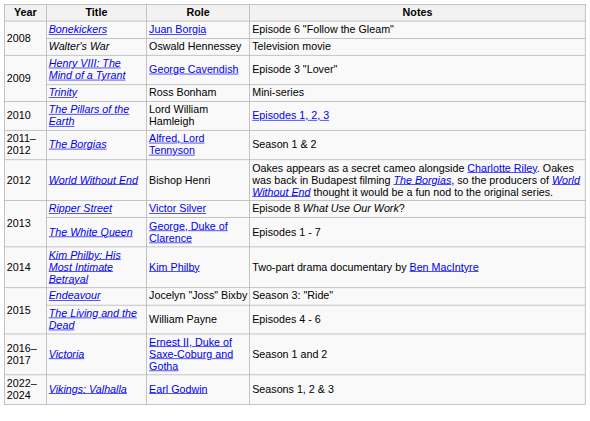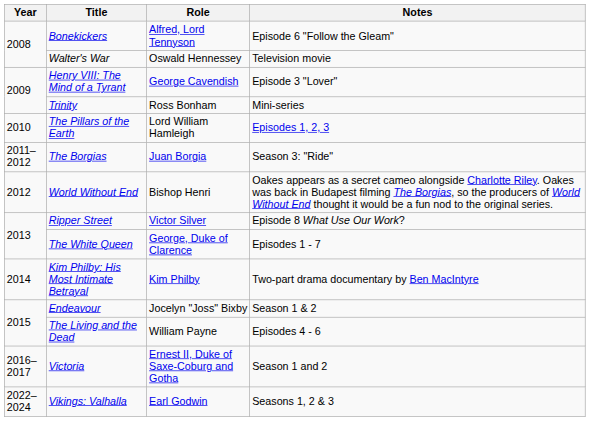(178, 30) Juan Borgia -> (177, 36) Alfred, Lord Tennyson
(177, 145) Alfred, Lord Tennyson -> (178, 157) Juan Borgia
(284, 145) Season 1 & 2 -> (293, 157) Season 3: "Ride"
(293, 296) Season 3: "Ride" -> (284, 308) Season 1 & 2
